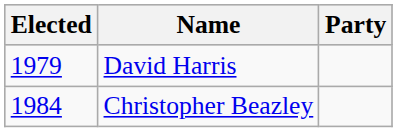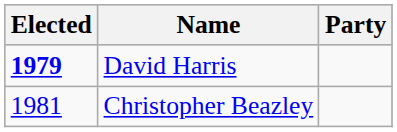(36, 65) normal -> (36, 65) bold
(36, 106) 1984 -> (36, 106) 1981
